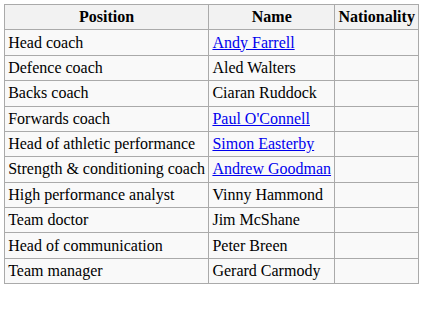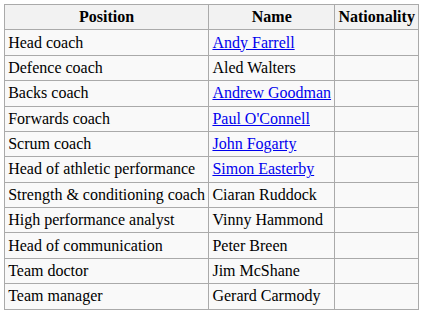(265, 93) Ciaran Ruddock -> (272, 93) Andrew Goodman
+ row: (50, 144)
(272, 169) Andrew Goodman -> (265, 194) Ciaran Ruddock
rows swapped: (48, 220) <-> (86, 245)
